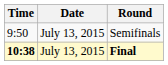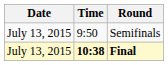columns swapped: (72, 13) <-> (21, 13)
